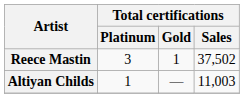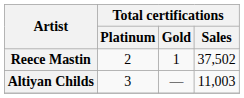(128, 59) 3 -> (128, 59) 2
(128, 81) 1 -> (128, 81) 3
